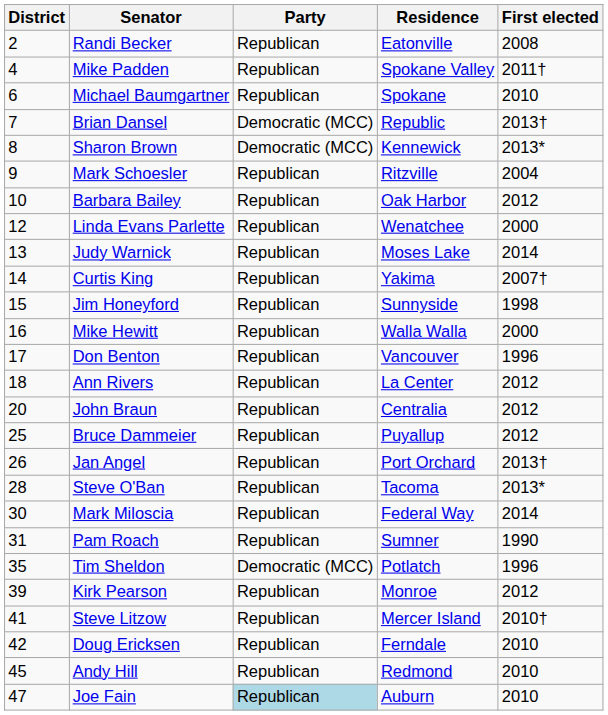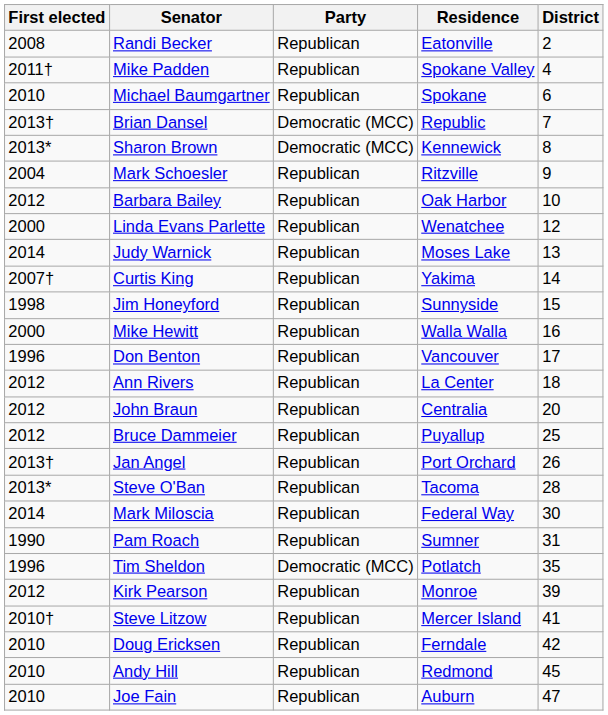columns swapped: (37, 17) <-> (550, 17)
(278, 697) lightblue background -> (318, 697) no background
